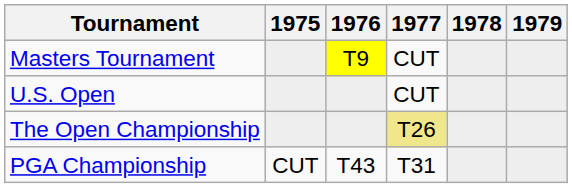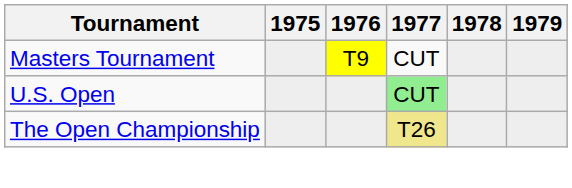(416, 94) no background -> (416, 94) lightgreen background
- row: (108, 165)
